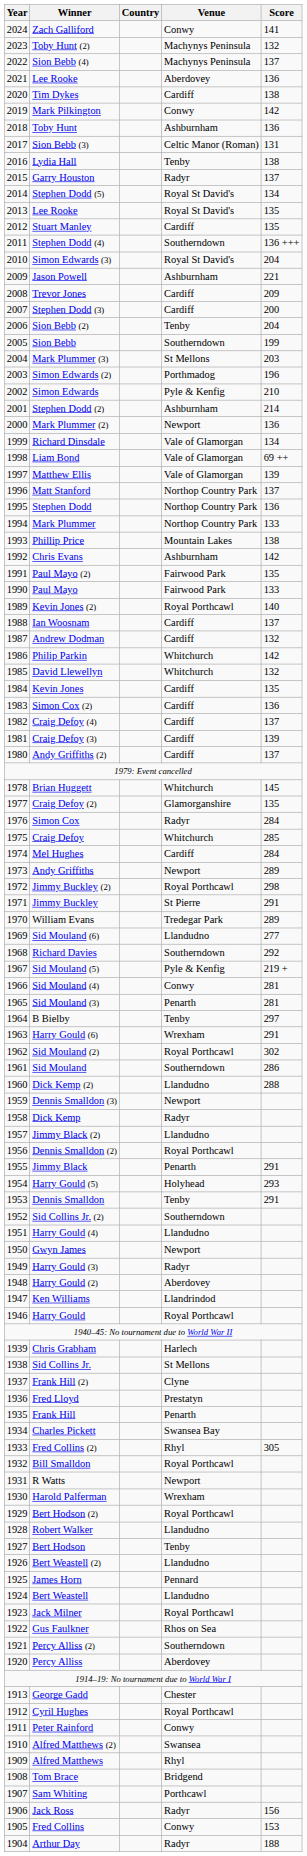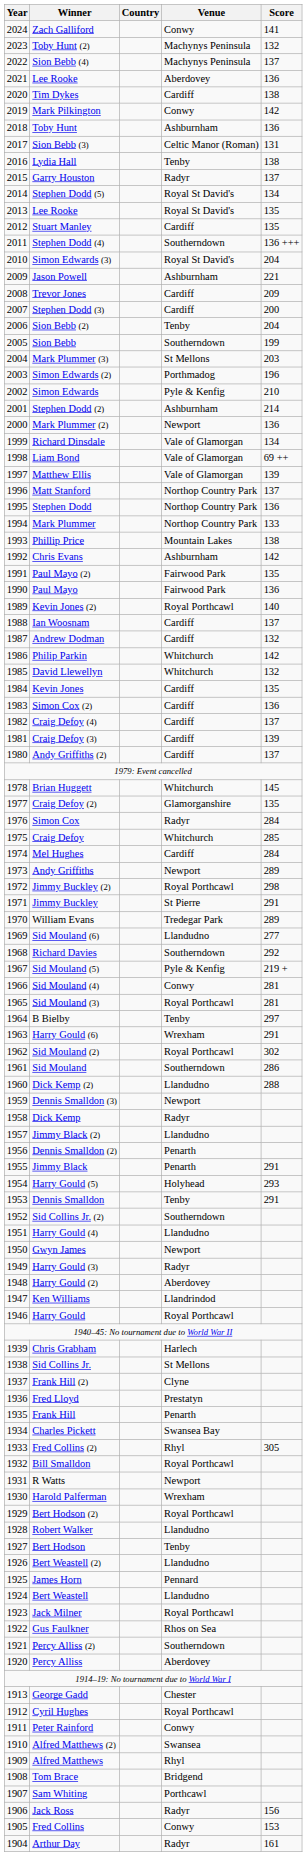(271, 590) 133 -> (271, 590) 136
(180, 1002) Penarth -> (199, 1002) Royal Porthcawl
(199, 1150) Royal Porthcawl -> (180, 1150) Penarth
(271, 1843) 188 -> (271, 1843) 161
